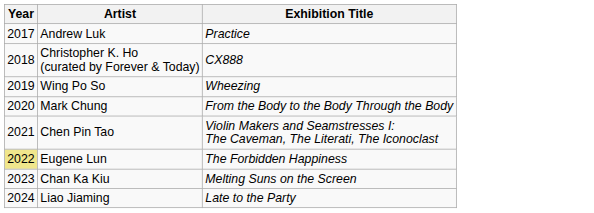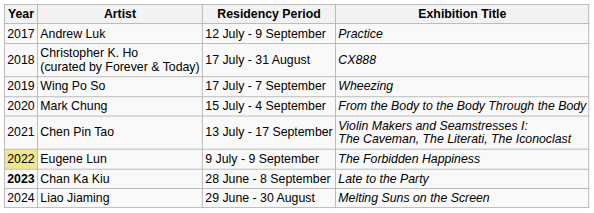+ column: (269, 14)
(21, 178) normal -> (21, 178) bold
(281, 178) Melting Suns on the Screen -> (384, 178) Late to the Party
(251, 198) Late to the Party -> (414, 198) Melting Suns on the Screen
